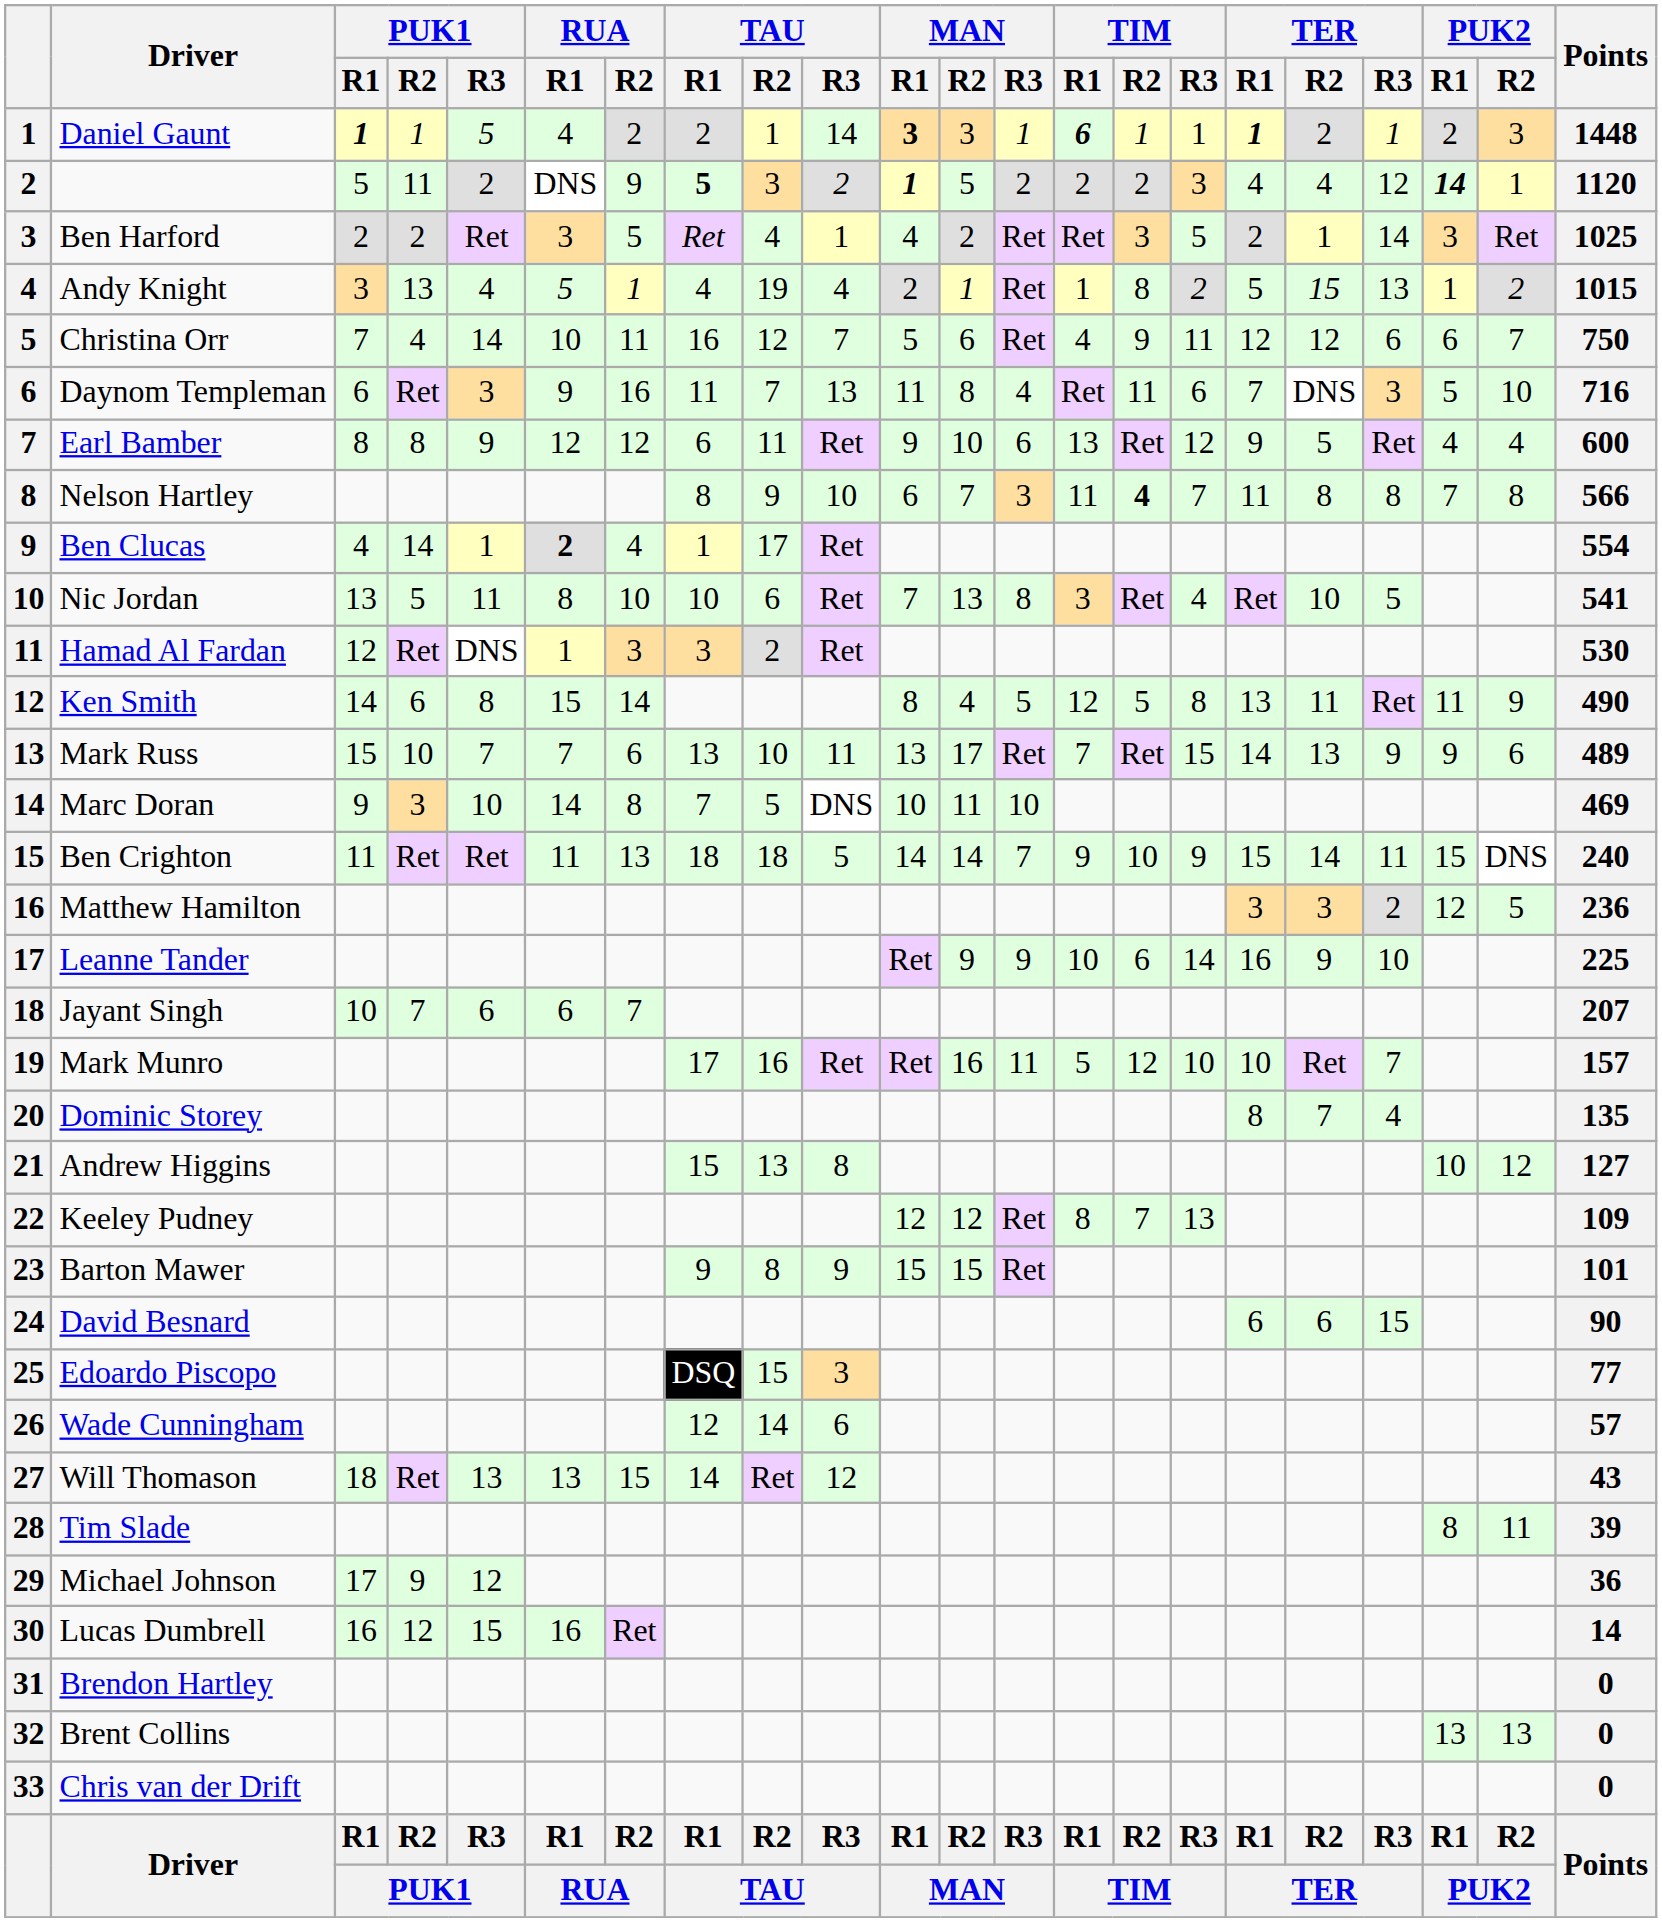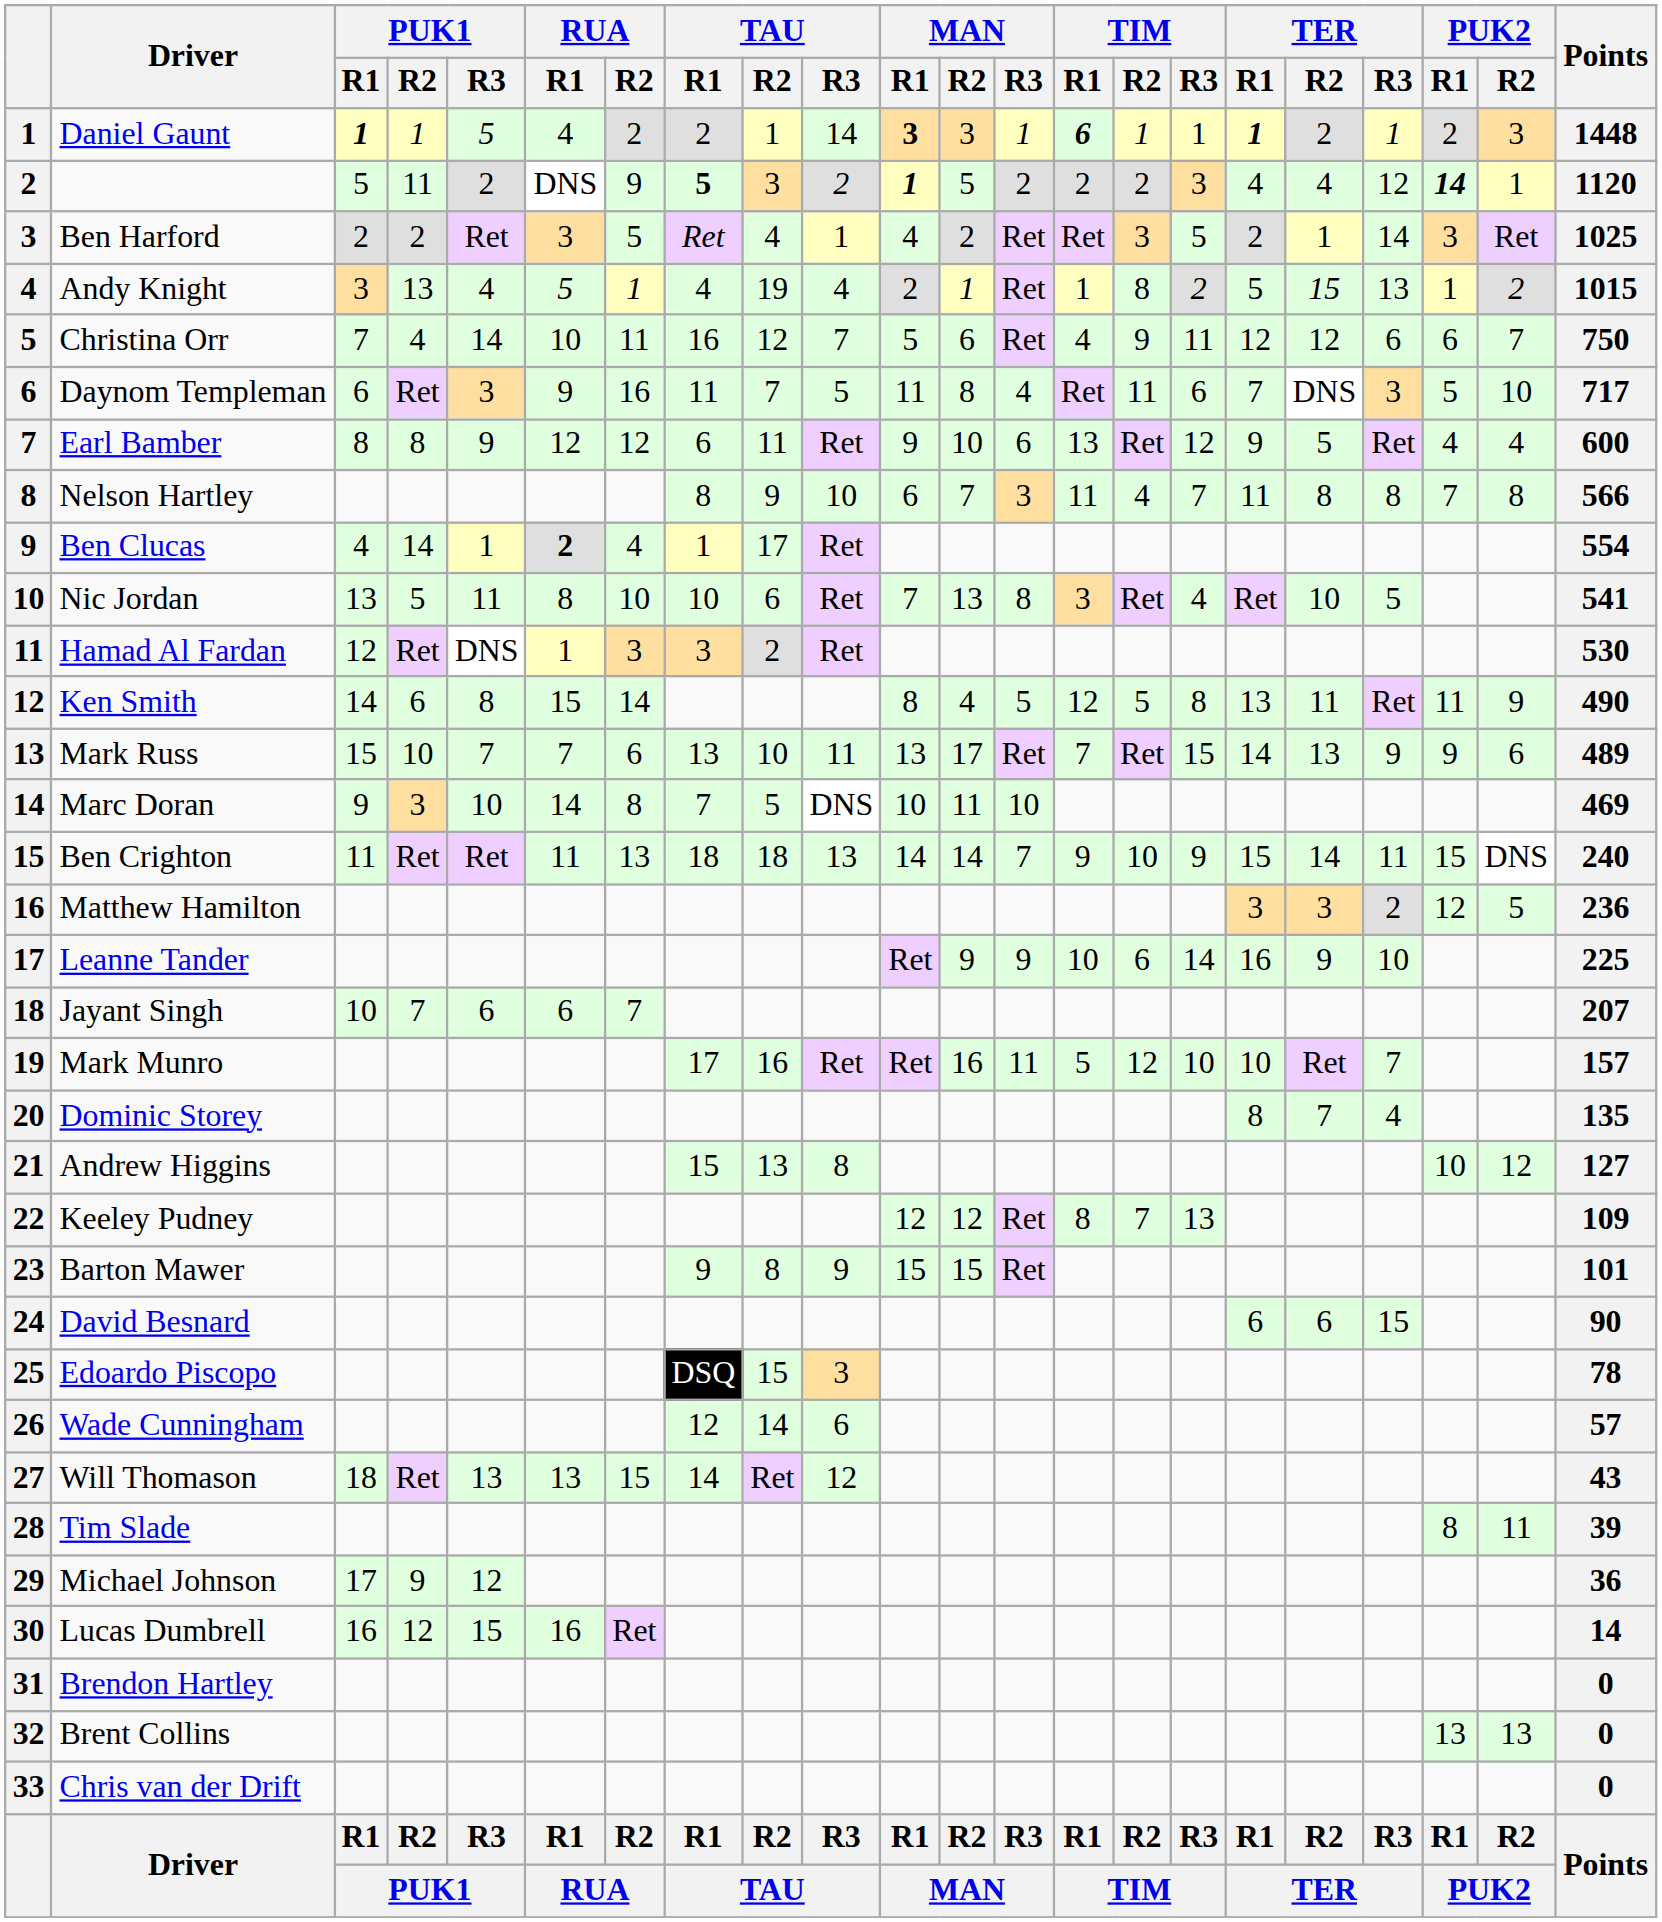(841, 391) 13 -> (841, 391) 5
(1606, 391) 716 -> (1606, 391) 717
(1142, 495) bold -> (1142, 495) normal
(841, 856) 5 -> (841, 856) 13
(1606, 1373) 77 -> (1606, 1373) 78
